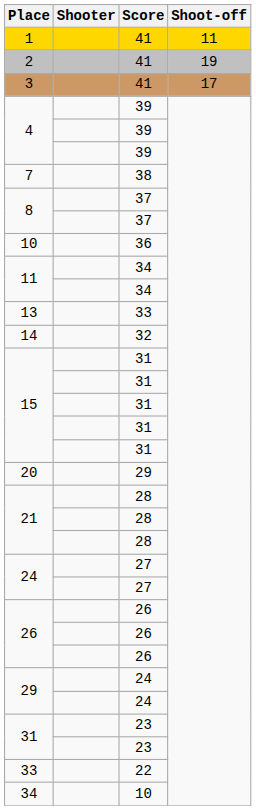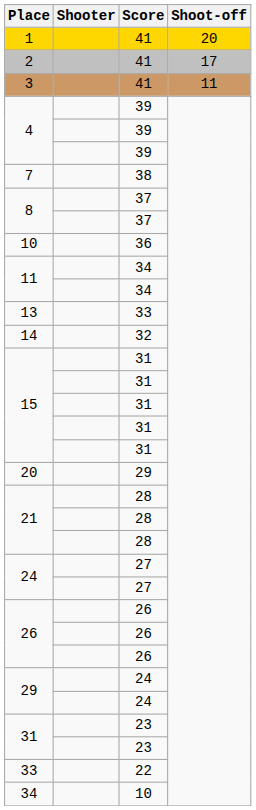(209, 39) 11 -> (209, 39) 20
(209, 62) 19 -> (209, 62) 17
(209, 85) 17 -> (209, 85) 11
